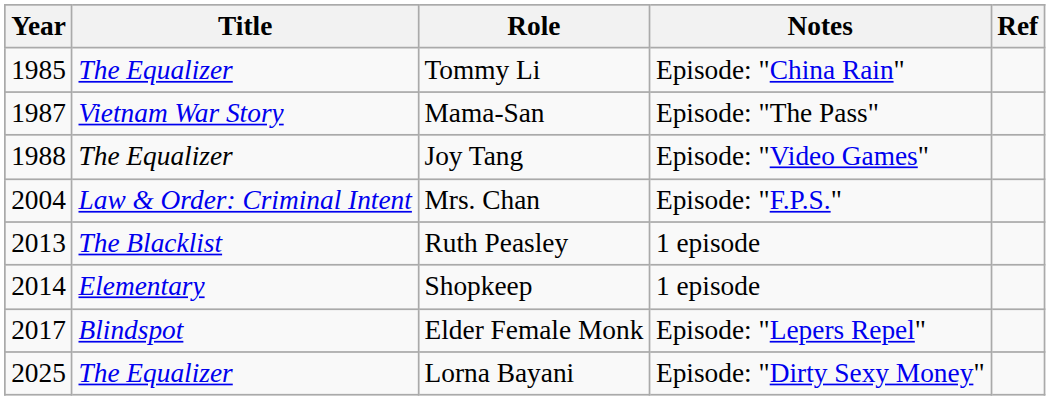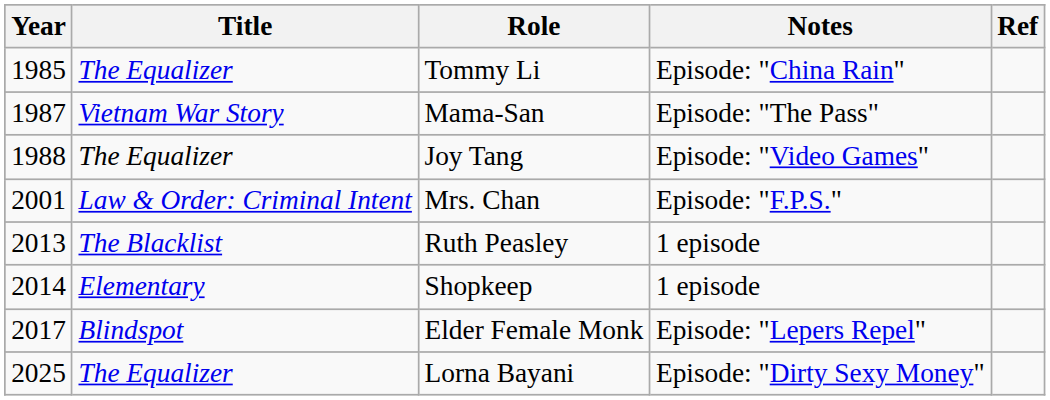(39, 199) 2004 -> (39, 199) 2001
